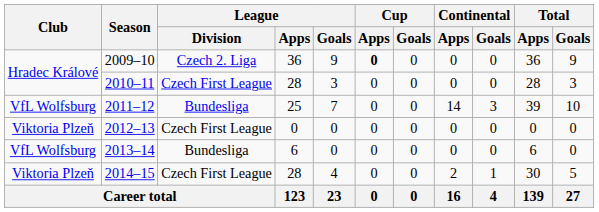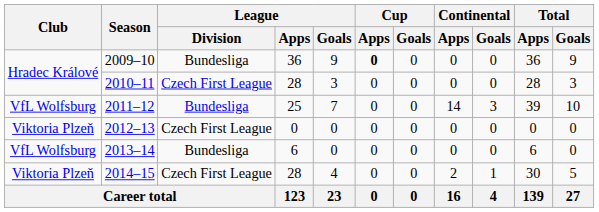(217, 60) Czech 2. Liga -> (217, 60) Bundesliga
